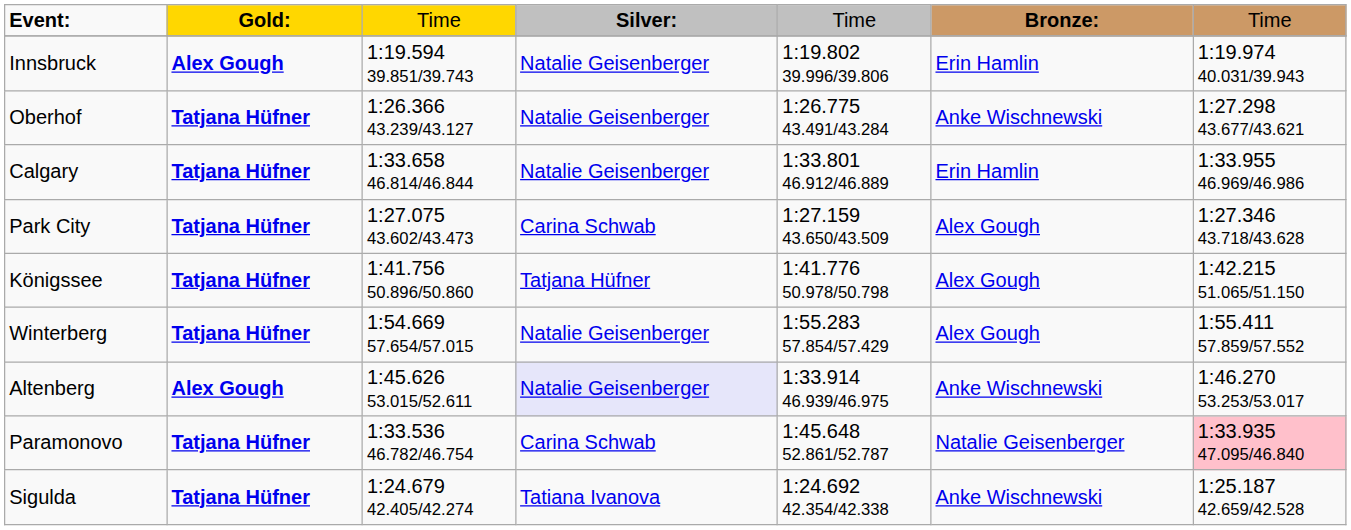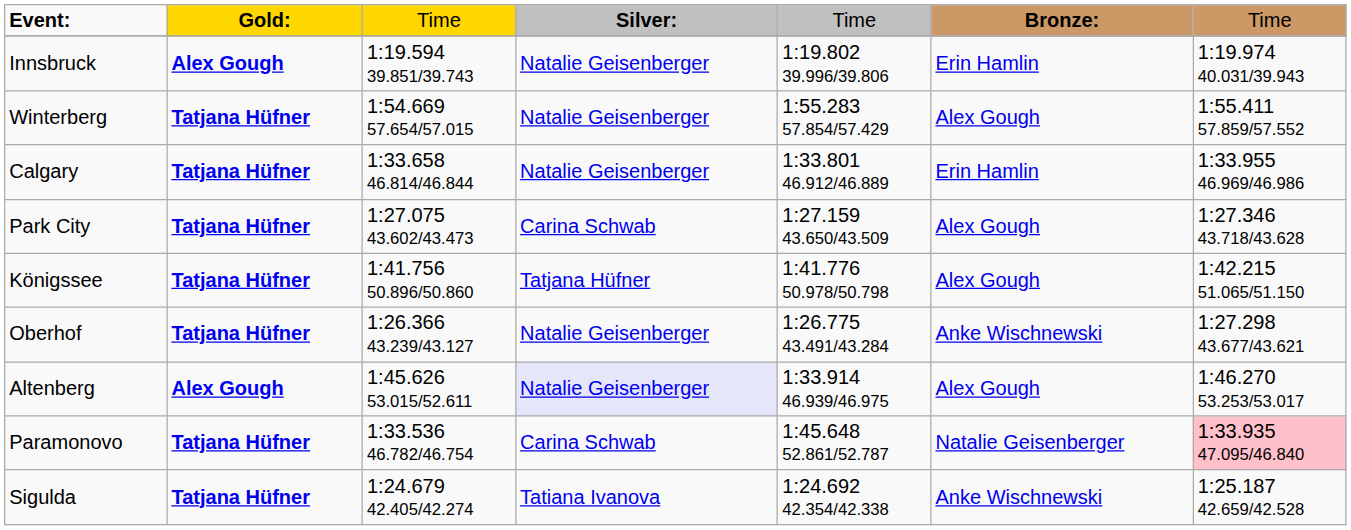rows swapped: (58, 334) <-> (45, 117)
(1019, 388) Anke Wischnewski -> (988, 388) Alex Gough
